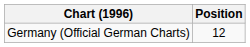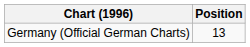(219, 33) 12 -> (219, 33) 13
